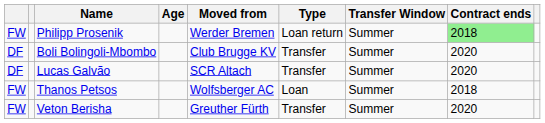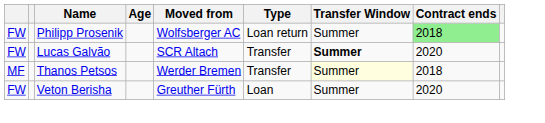(232, 33) Werder Bremen -> (199, 33) Wolfsberger AC
- row: (97, 52)
(15, 71) DF -> (16, 52) FW
(371, 71) normal -> (338, 52) bold
(16, 90) FW -> (16, 71) MF
(232, 90) Wolfsberger AC -> (199, 71) Werder Bremen
(295, 90) Loan -> (269, 71) Transfer
(371, 90) no background -> (336, 71) lightyellow background
(304, 109) Transfer -> (260, 90) Loan
